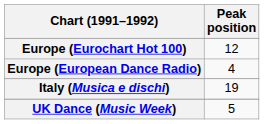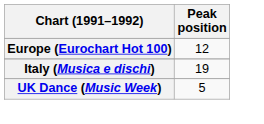- row: (104, 68)
